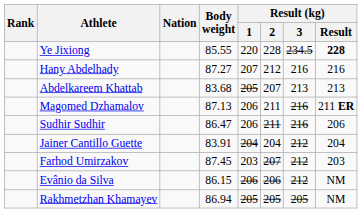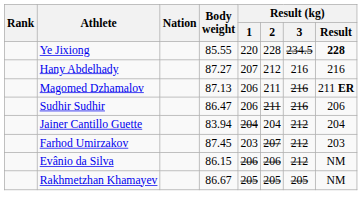- row: (91, 87)
(219, 143) 83.91 -> (219, 124) 83.94
(219, 198) 86.94 -> (219, 180) 86.67
